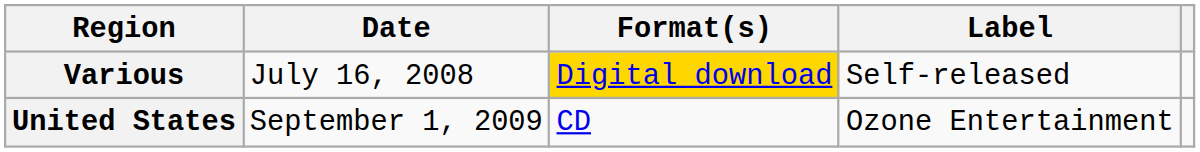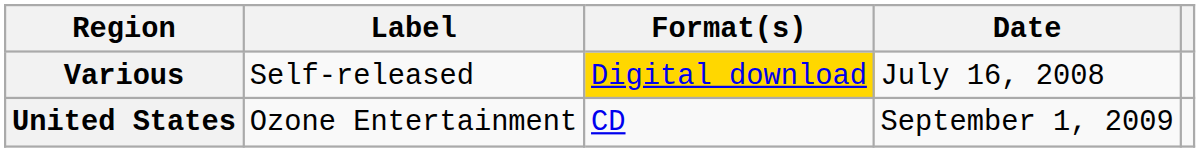columns swapped: (396, 29) <-> (1010, 29)
